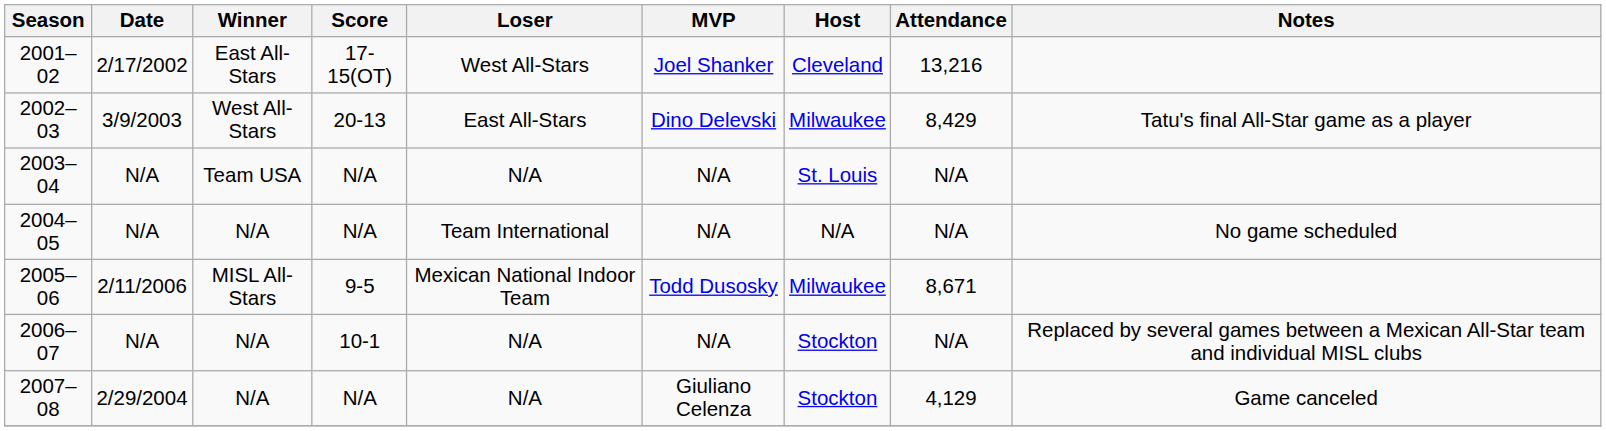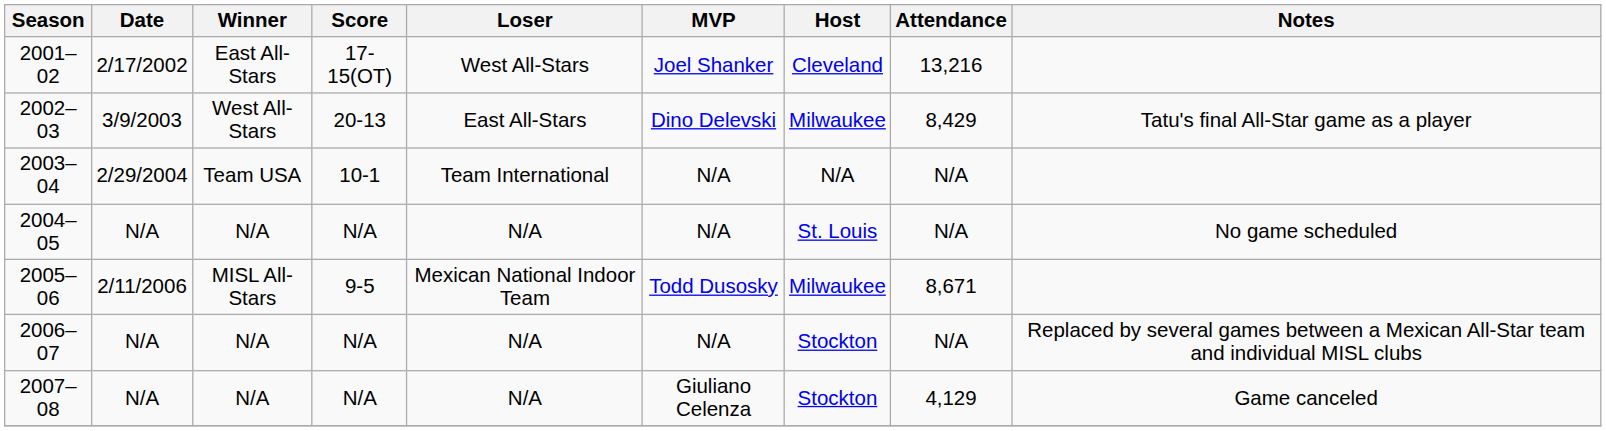(142, 175) N/A -> (142, 175) 2/29/2004
(360, 175) N/A -> (360, 175) 10-1
(525, 175) N/A -> (525, 175) Team International
(837, 175) St. Louis -> (837, 175) N/A
(525, 231) Team International -> (525, 231) N/A
(837, 231) N/A -> (837, 231) St. Louis
(360, 342) 10-1 -> (360, 342) N/A
(142, 397) 2/29/2004 -> (142, 397) N/A
